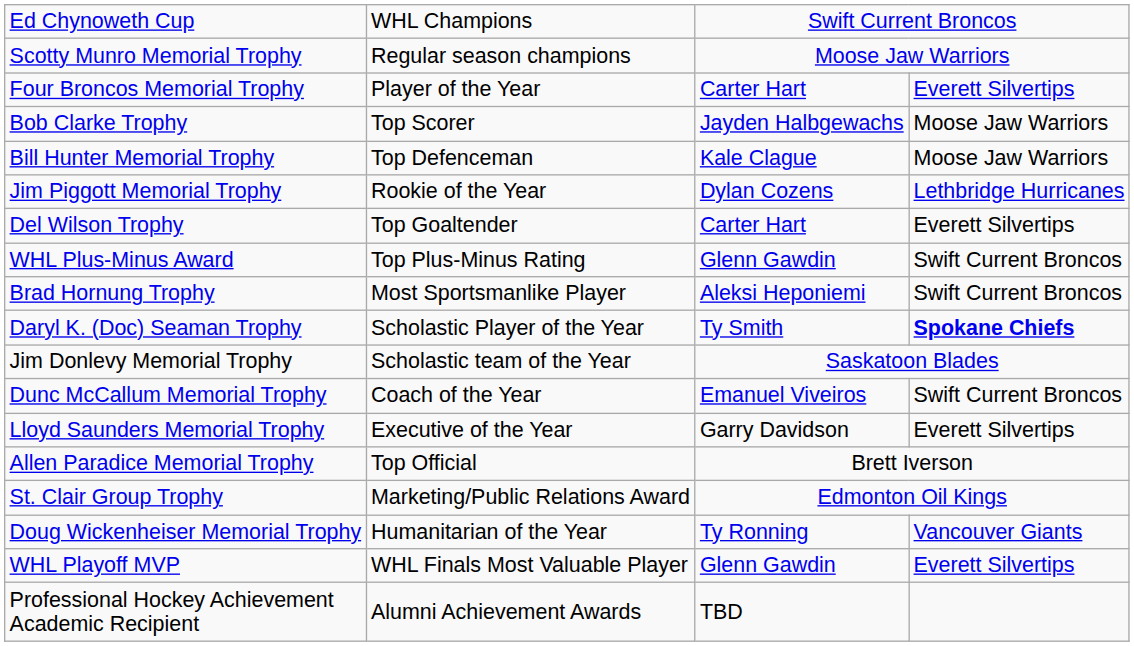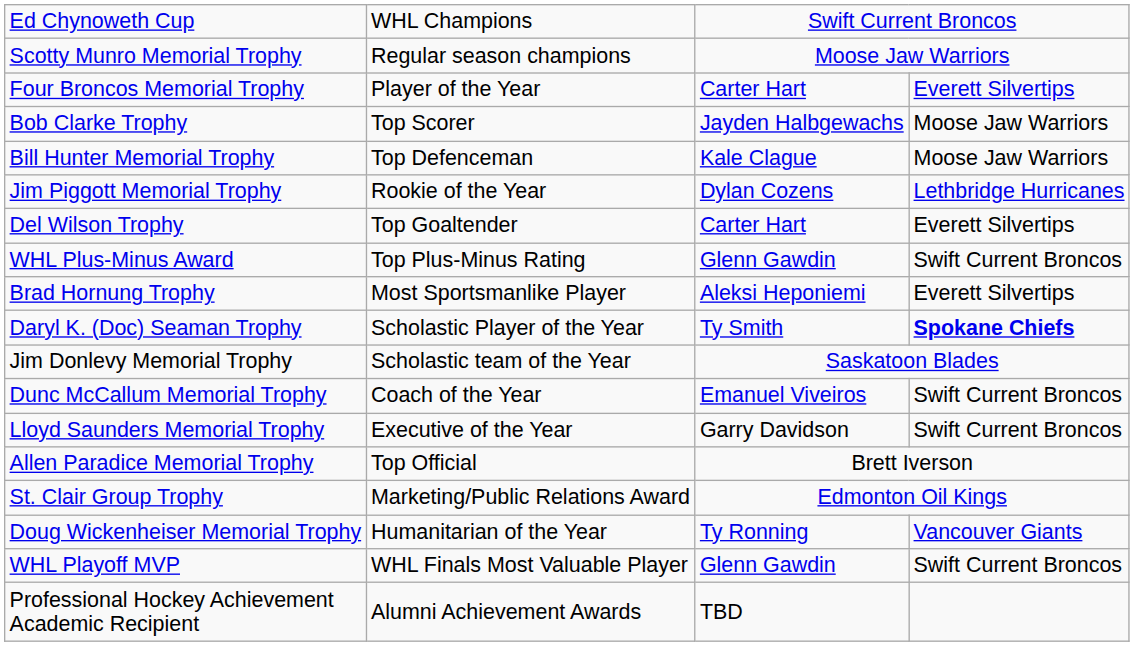(1018, 293) Swift Current Broncos -> (994, 293) Everett Silvertips
(994, 429) Everett Silvertips -> (1018, 429) Swift Current Broncos
(994, 565) Everett Silvertips -> (1018, 565) Swift Current Broncos
